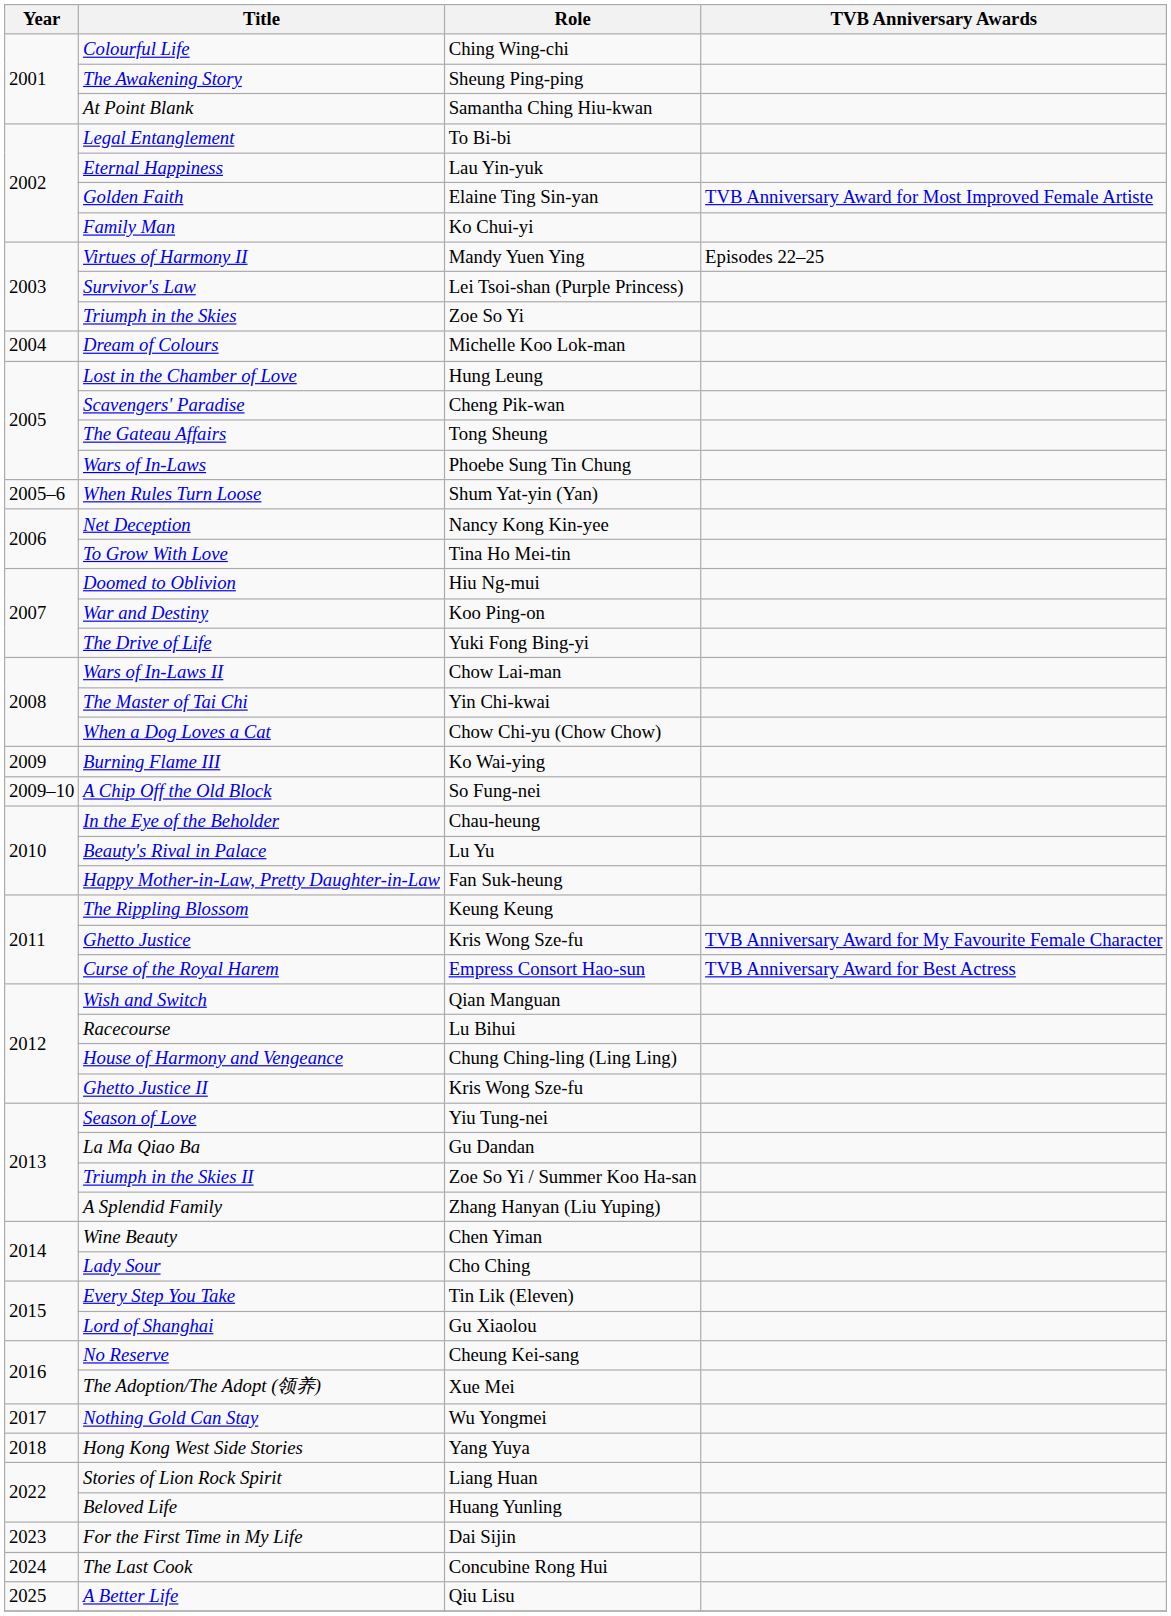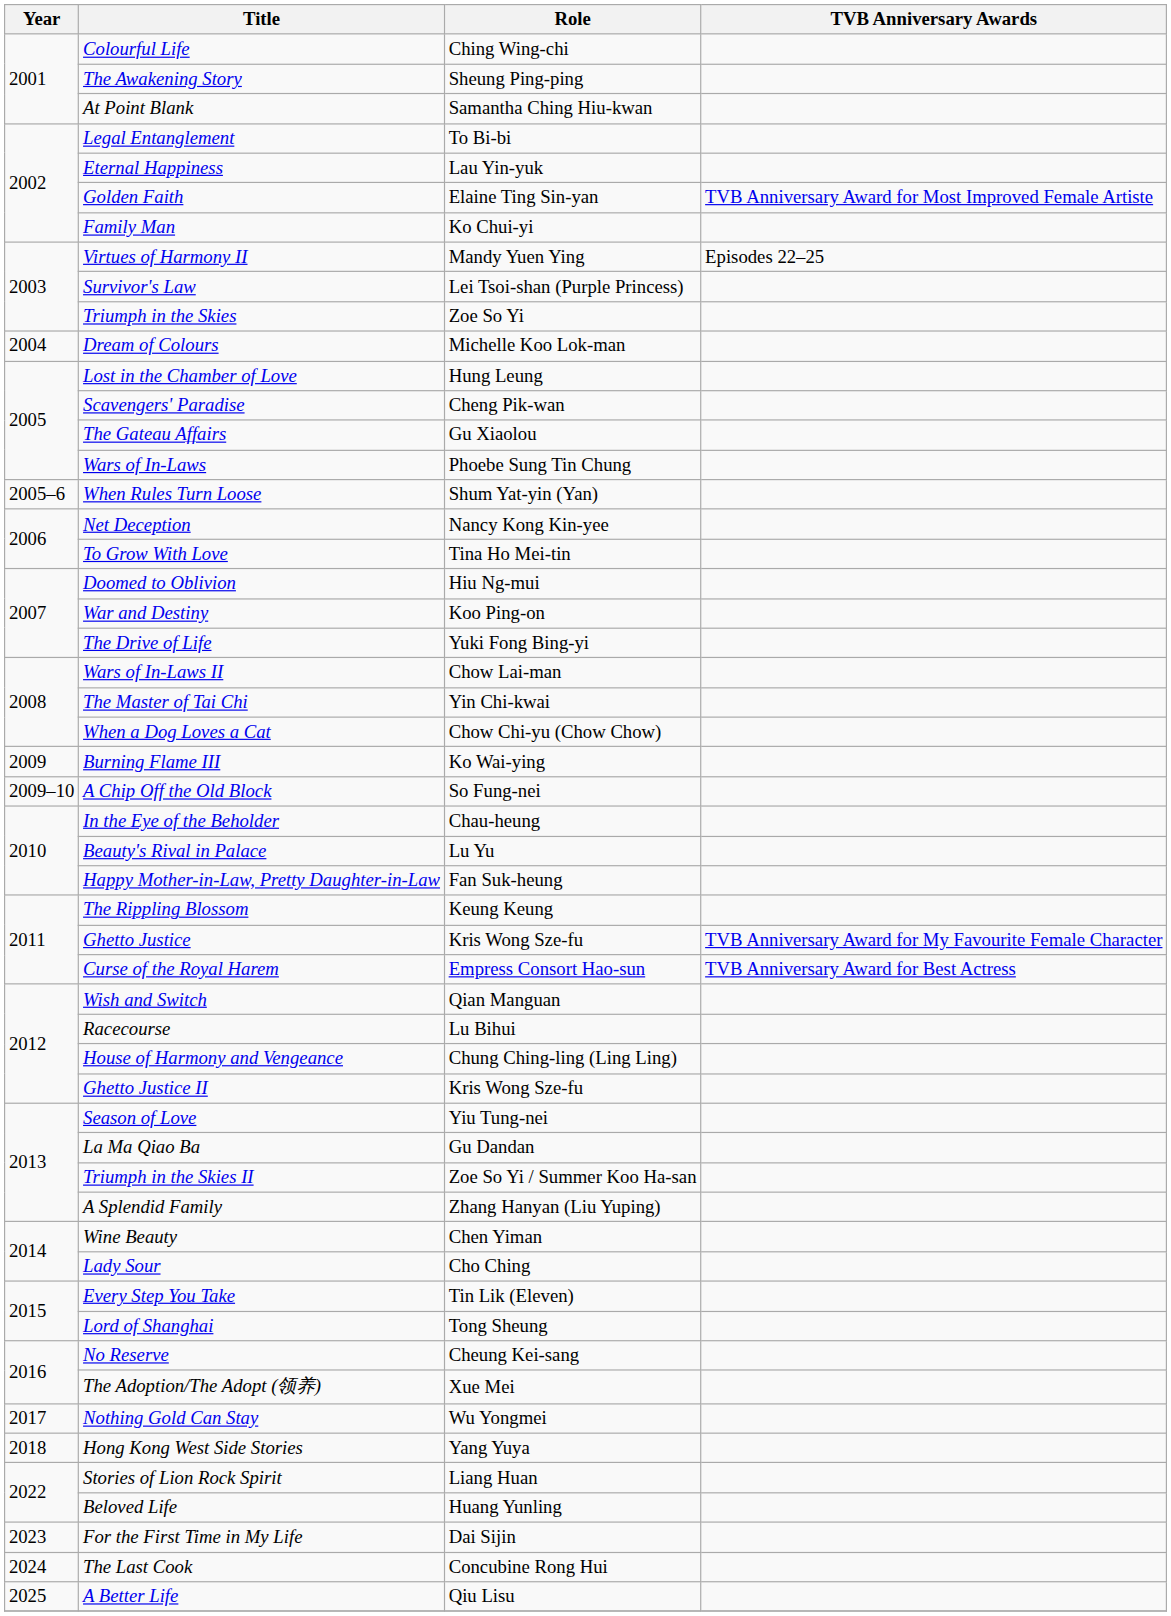(498, 434) Tong Sheung -> (493, 434) Gu Xiaolou
(493, 1325) Gu Xiaolou -> (498, 1325) Tong Sheung
